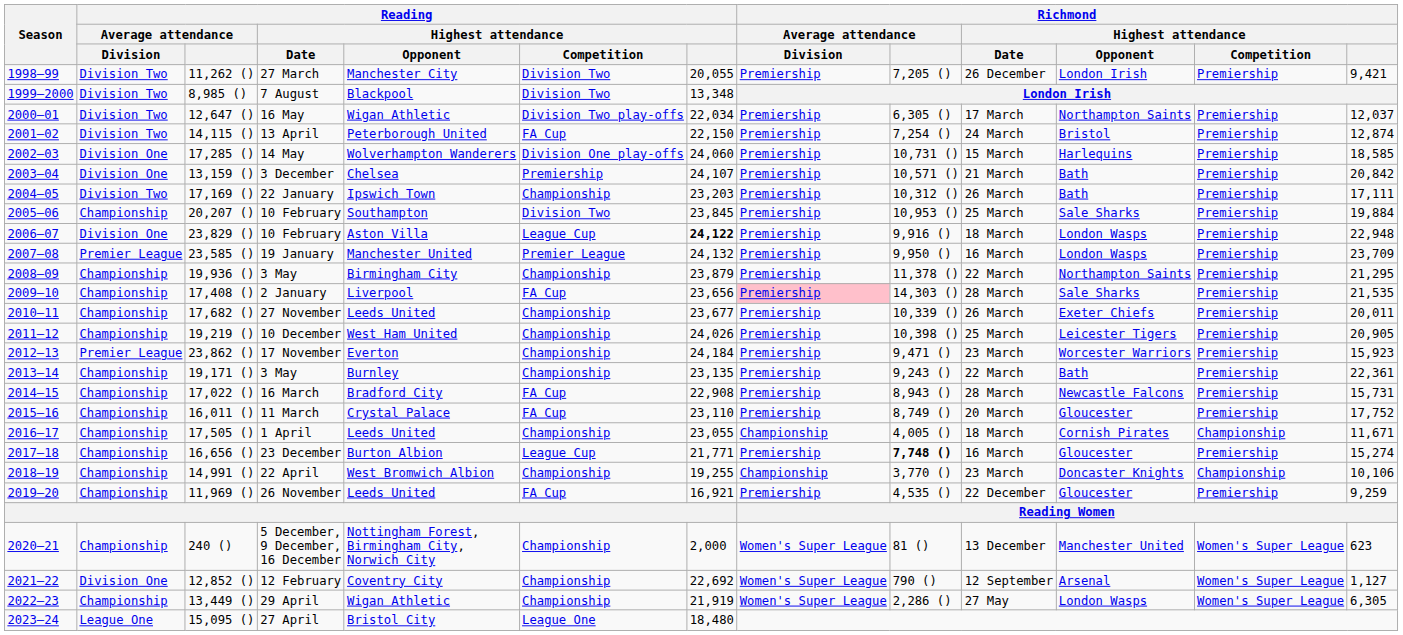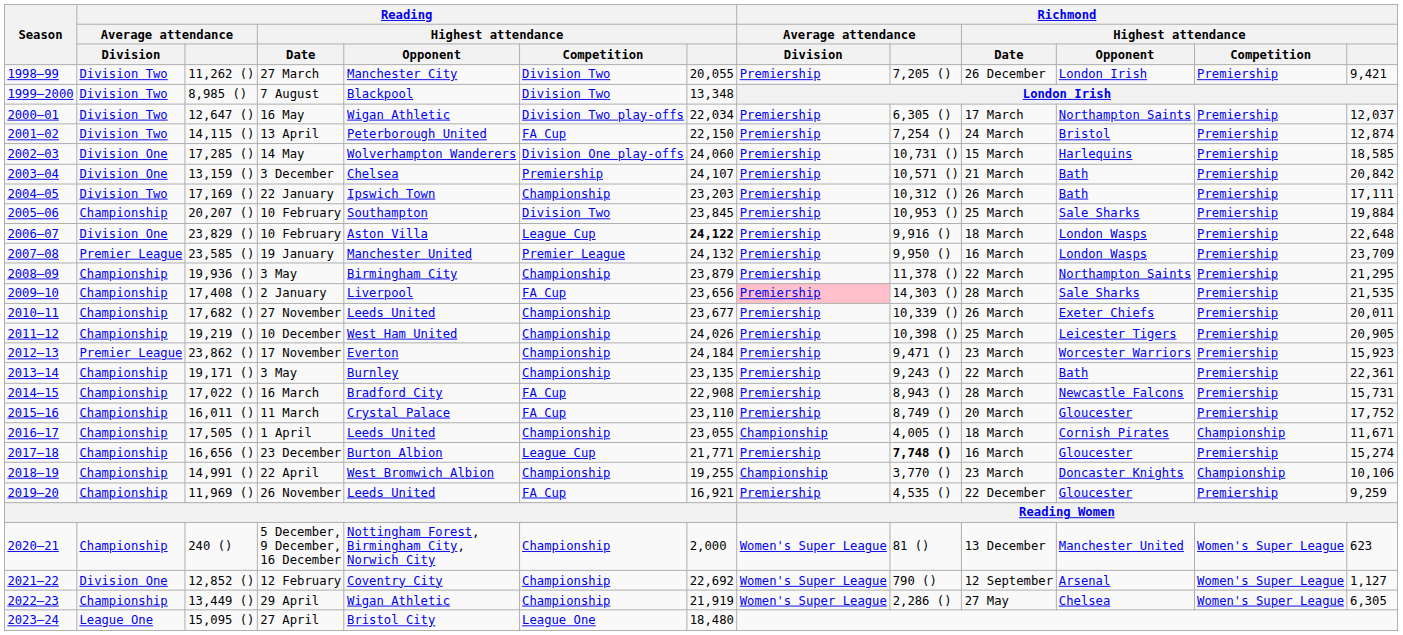(1372, 234) 22,948 -> (1372, 234) 22,648
(1103, 600) London Wasps -> (1085, 600) Chelsea
